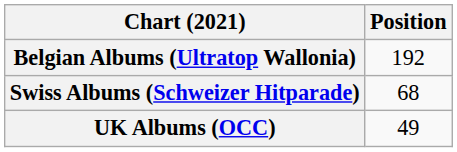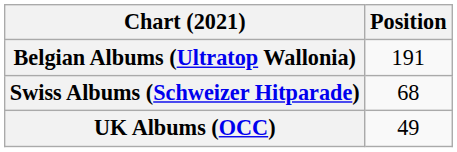(408, 57) 192 -> (408, 57) 191
